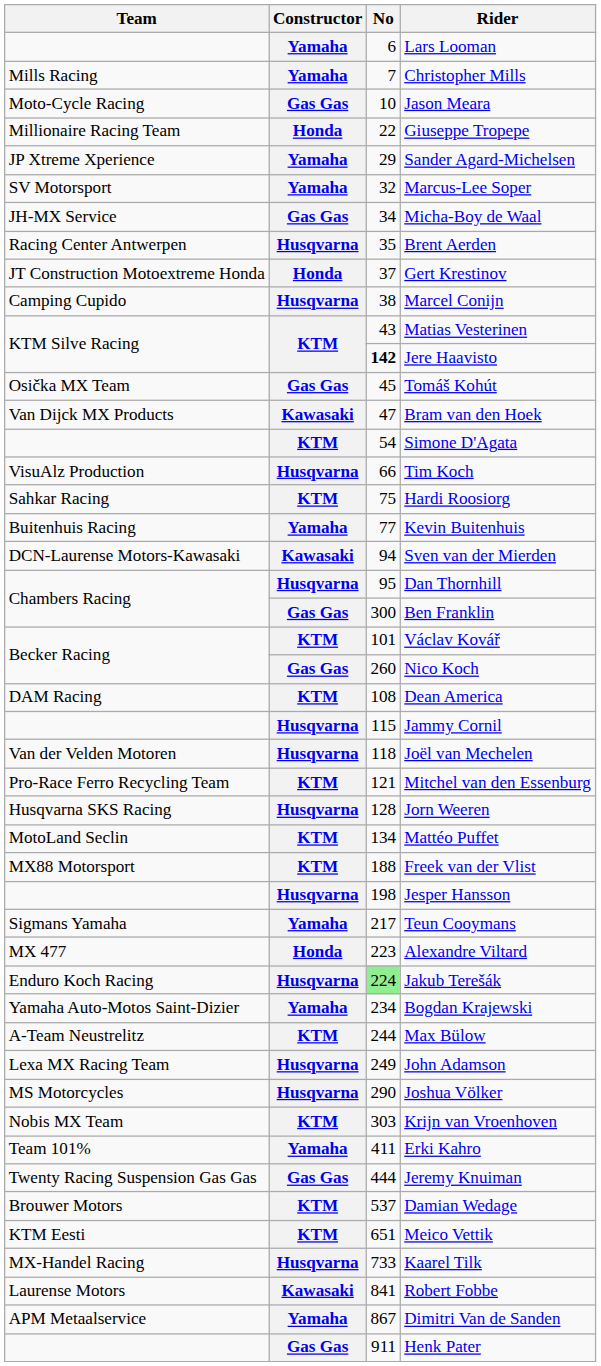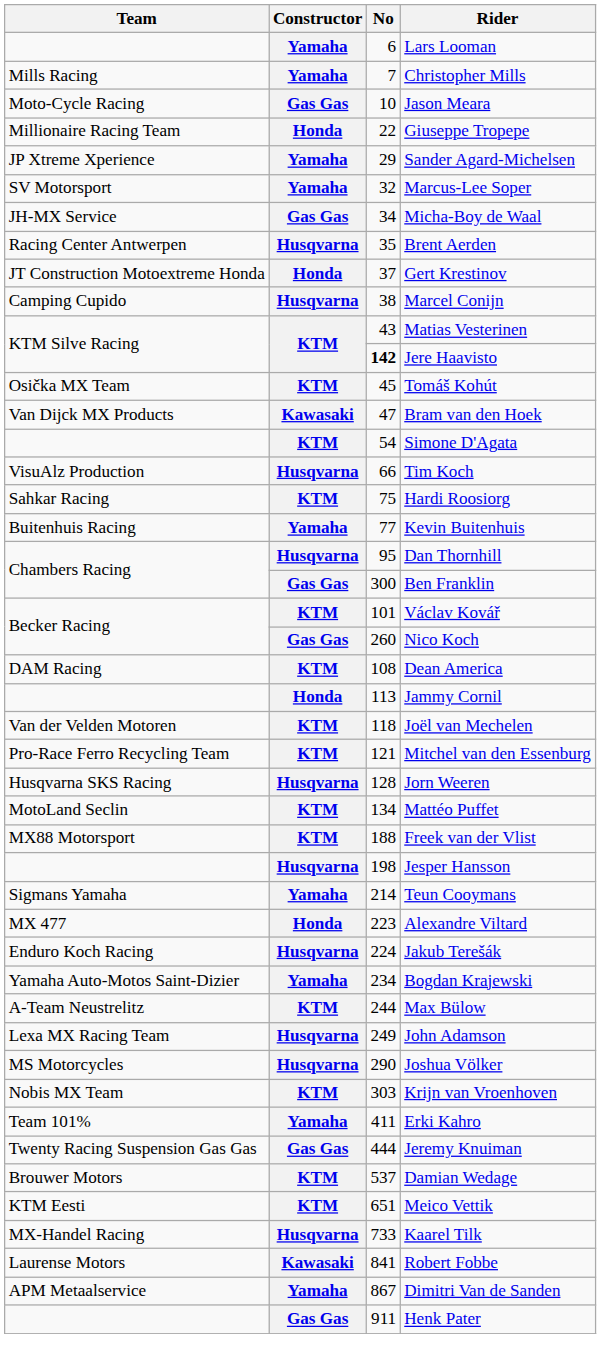(318, 385) Gas Gas -> (318, 385) KTM
- row: (480, 555)
(318, 725) Husqvarna -> (318, 696) Honda
(384, 725) 115 -> (384, 696) 113
(318, 753) Husqvarna -> (318, 725) KTM
(383, 922) 217 -> (383, 894) 214
(383, 979) lightgreen background -> (383, 951) no background
